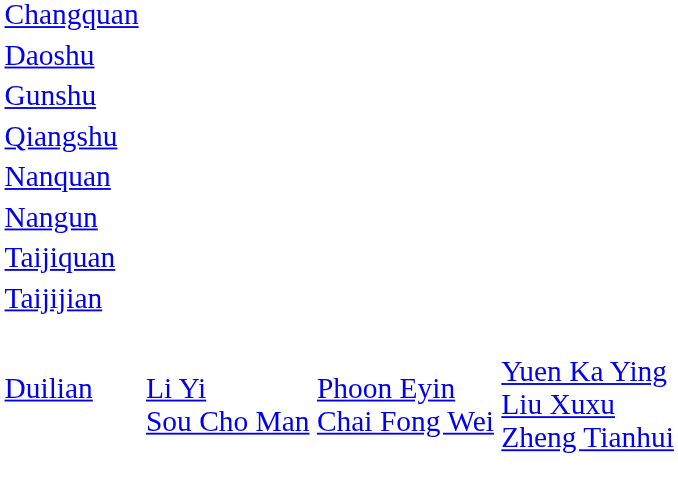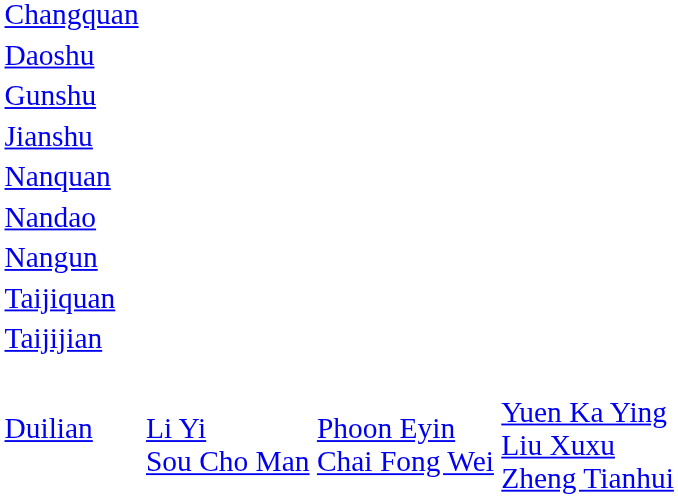+ row: (49, 136)
- row: (61, 136)
+ row: (50, 217)
